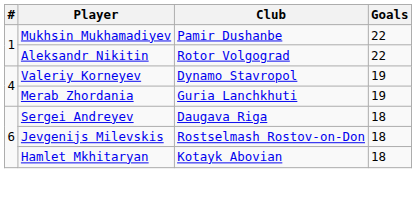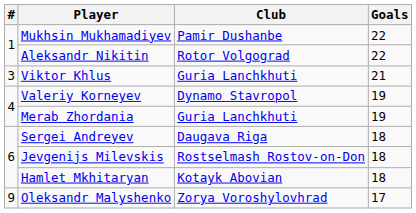+ row: (66, 76)
+ row: (96, 198)
